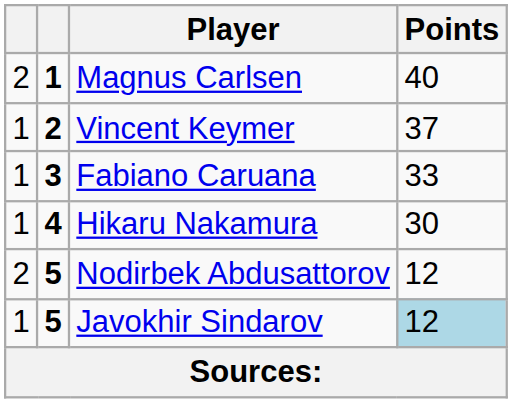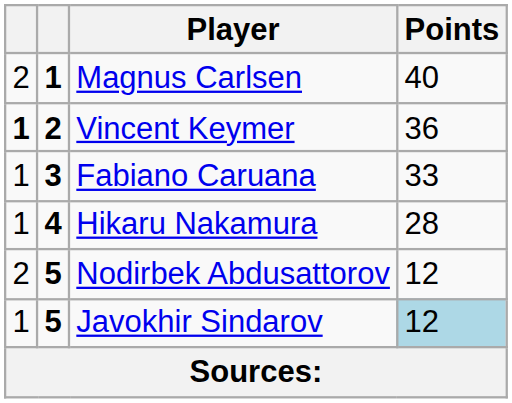(21, 127) normal -> (21, 127) bold
(422, 127) 37 -> (422, 127) 36
(422, 225) 30 -> (422, 225) 28
